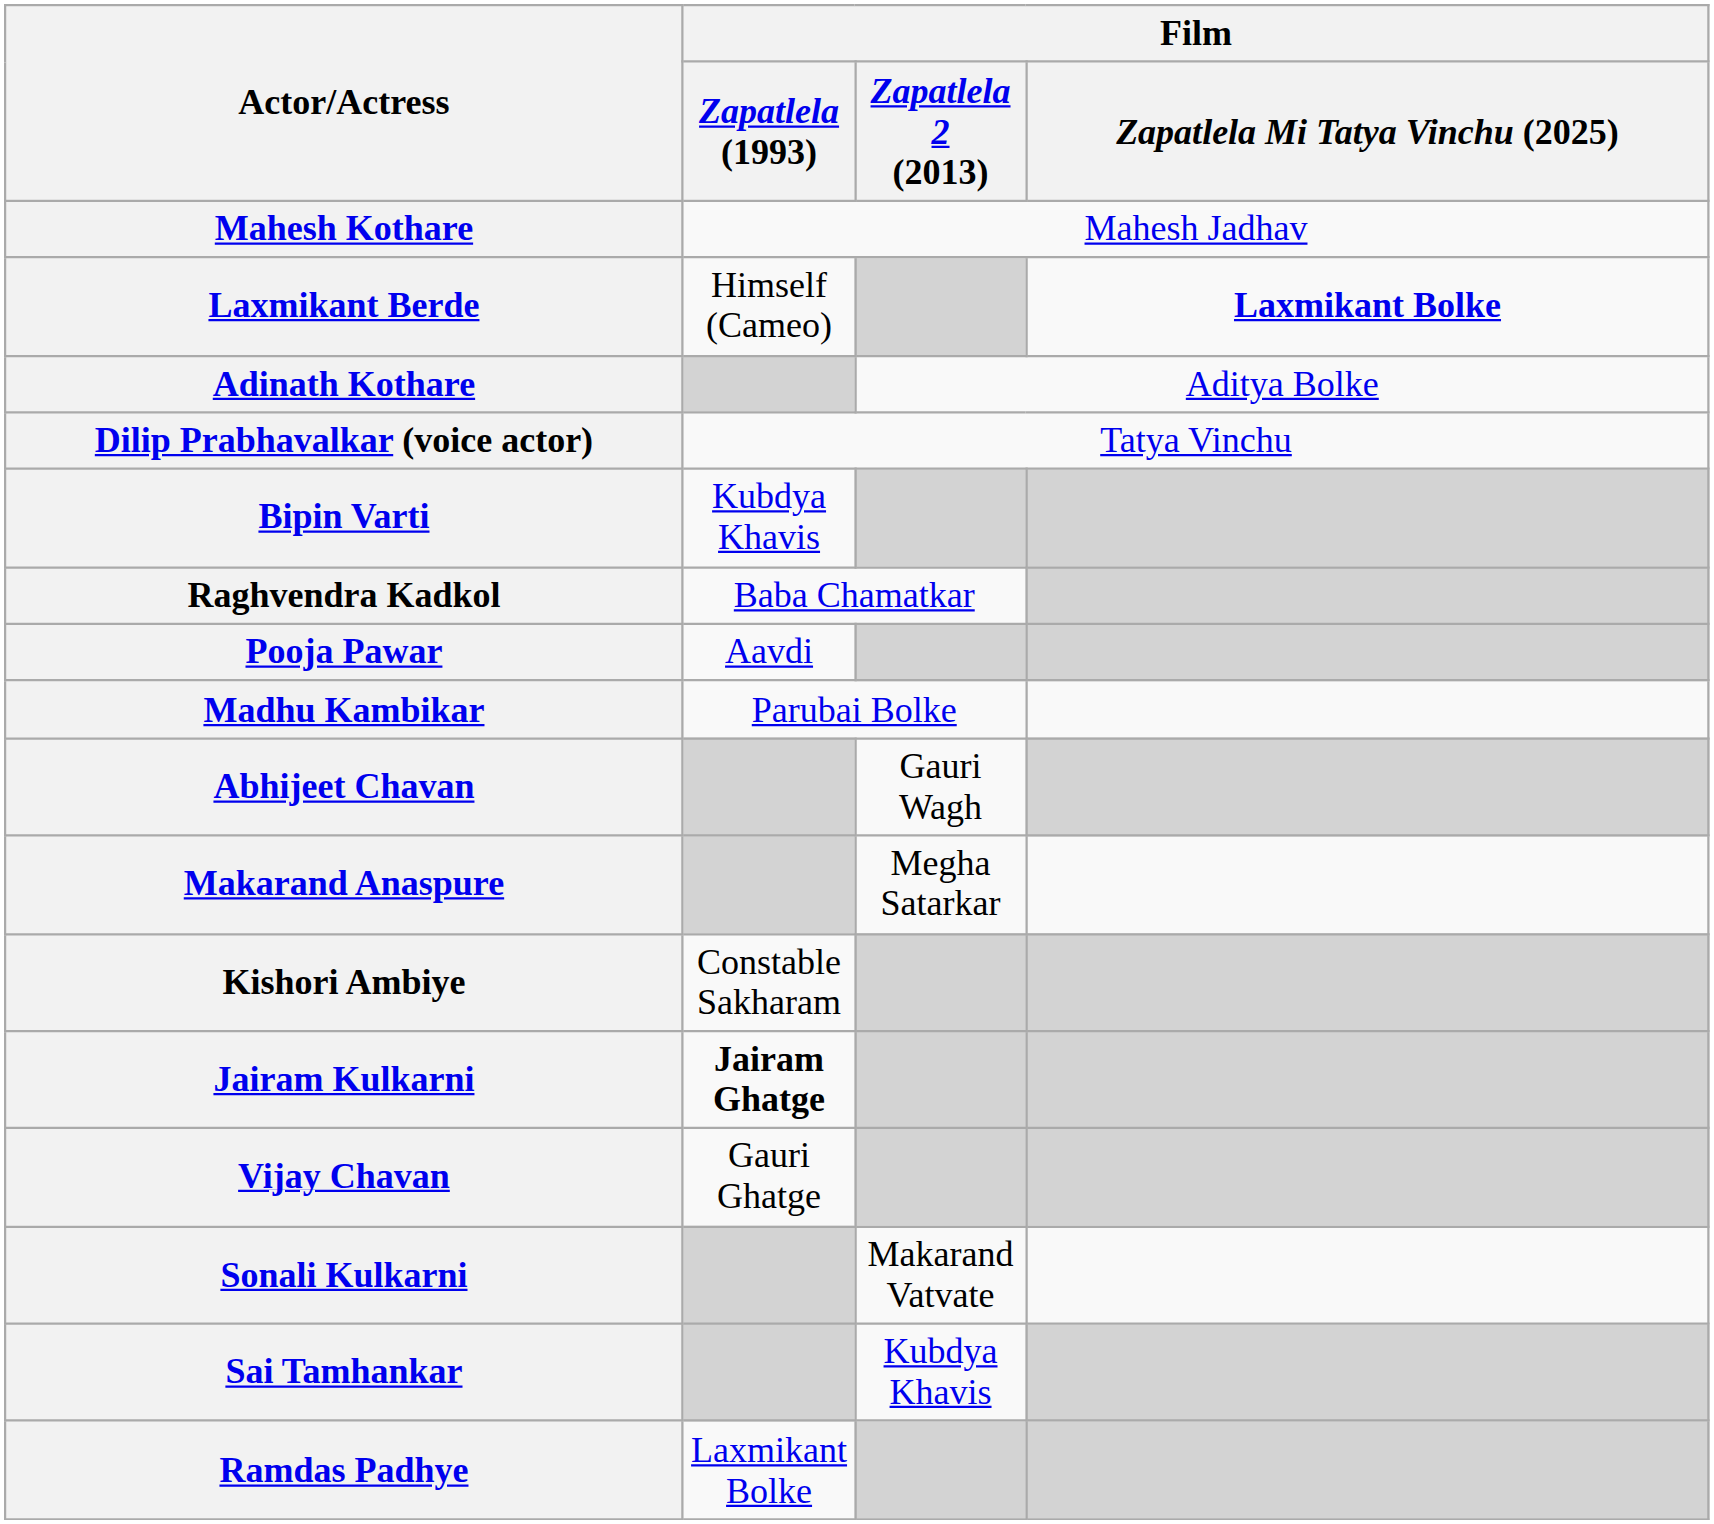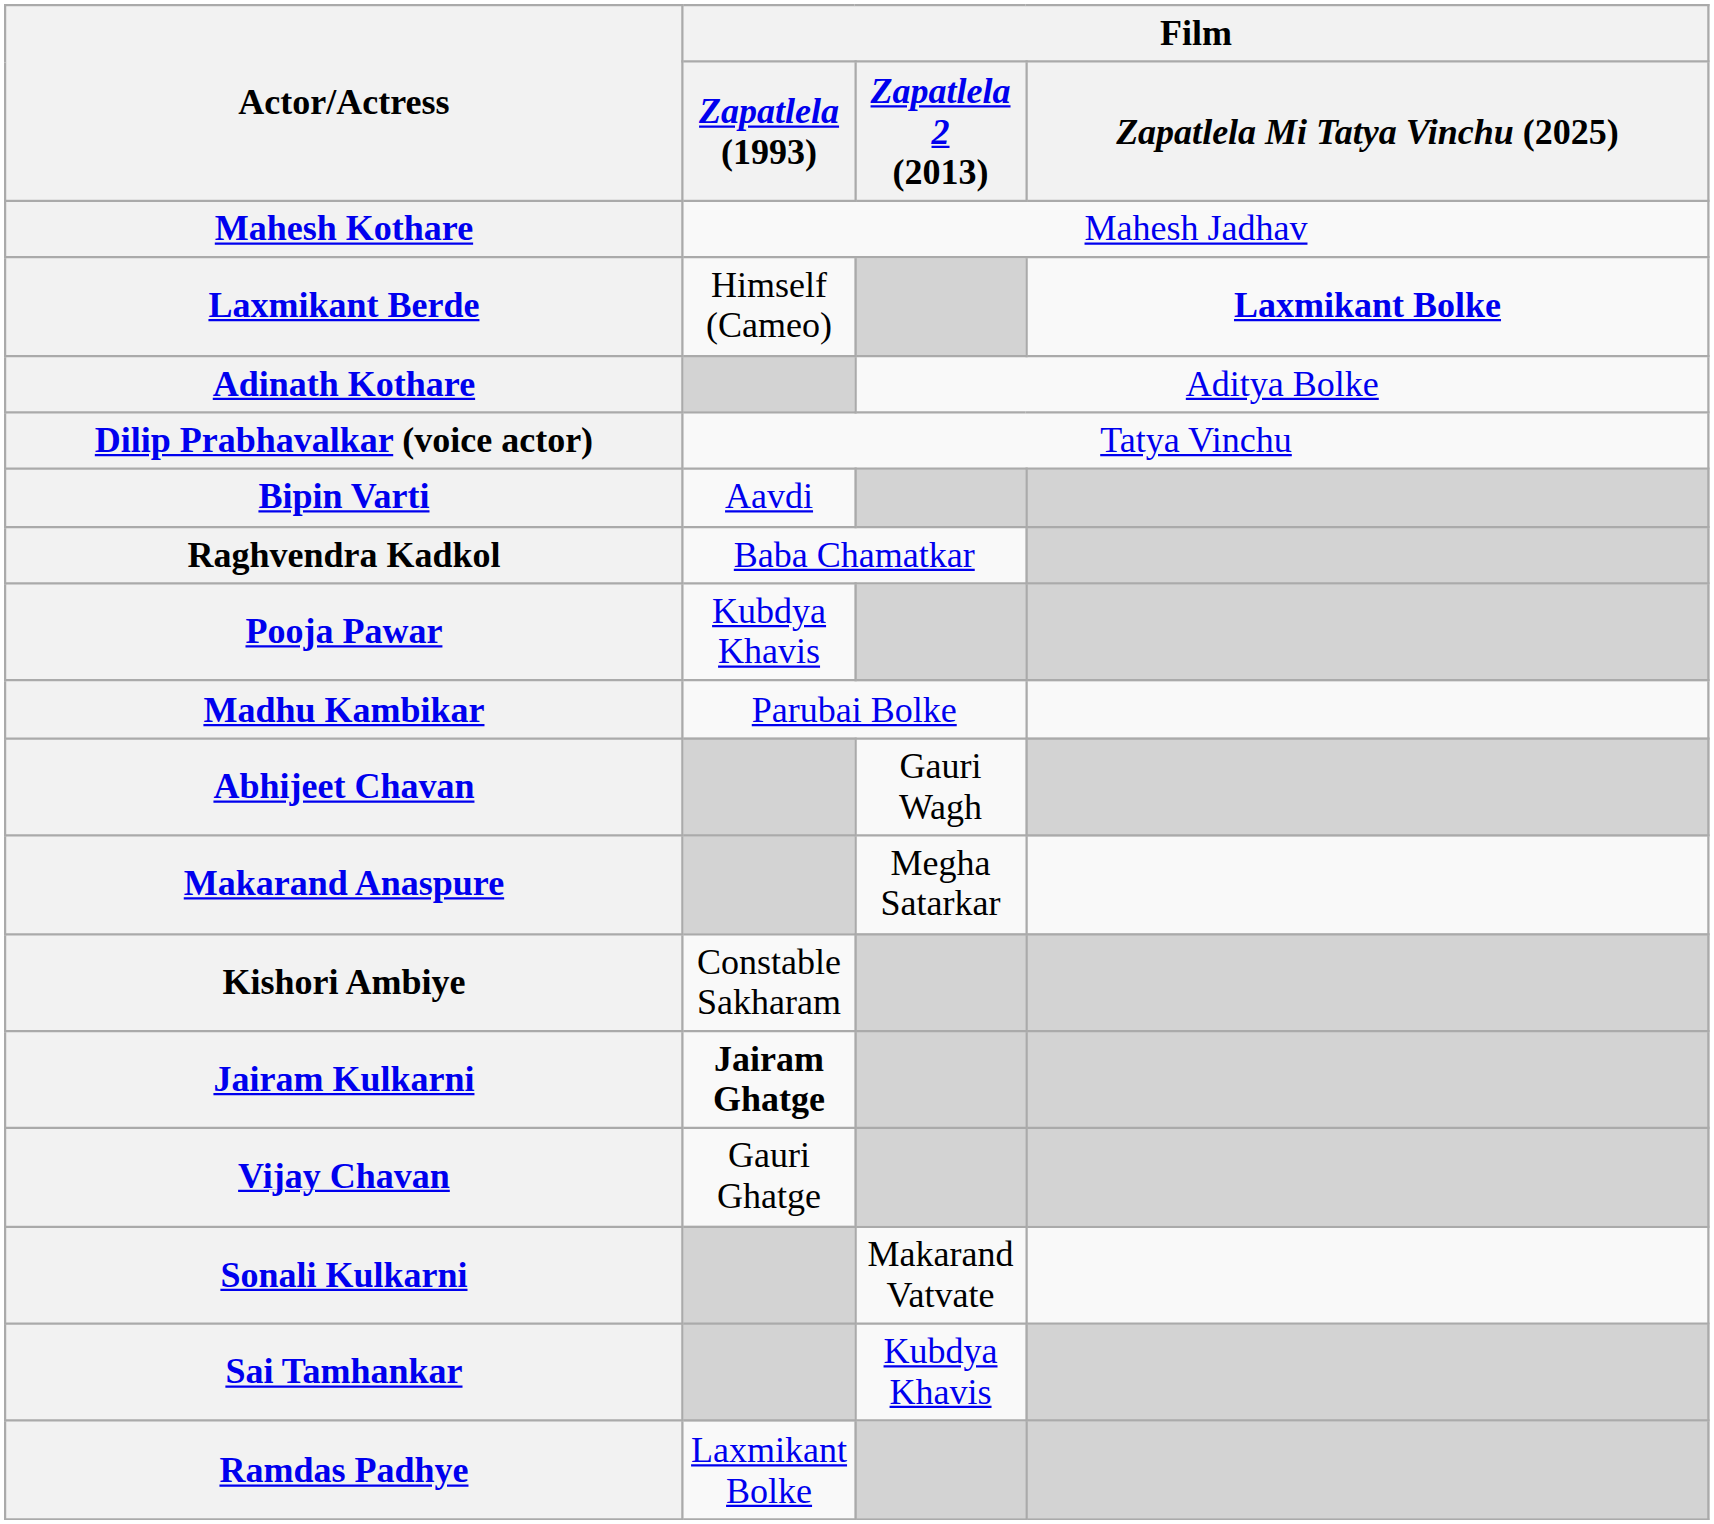(769, 517) Kubdya Khavis -> (769, 497) Aavdi
(769, 651) Aavdi -> (769, 631) Kubdya Khavis
